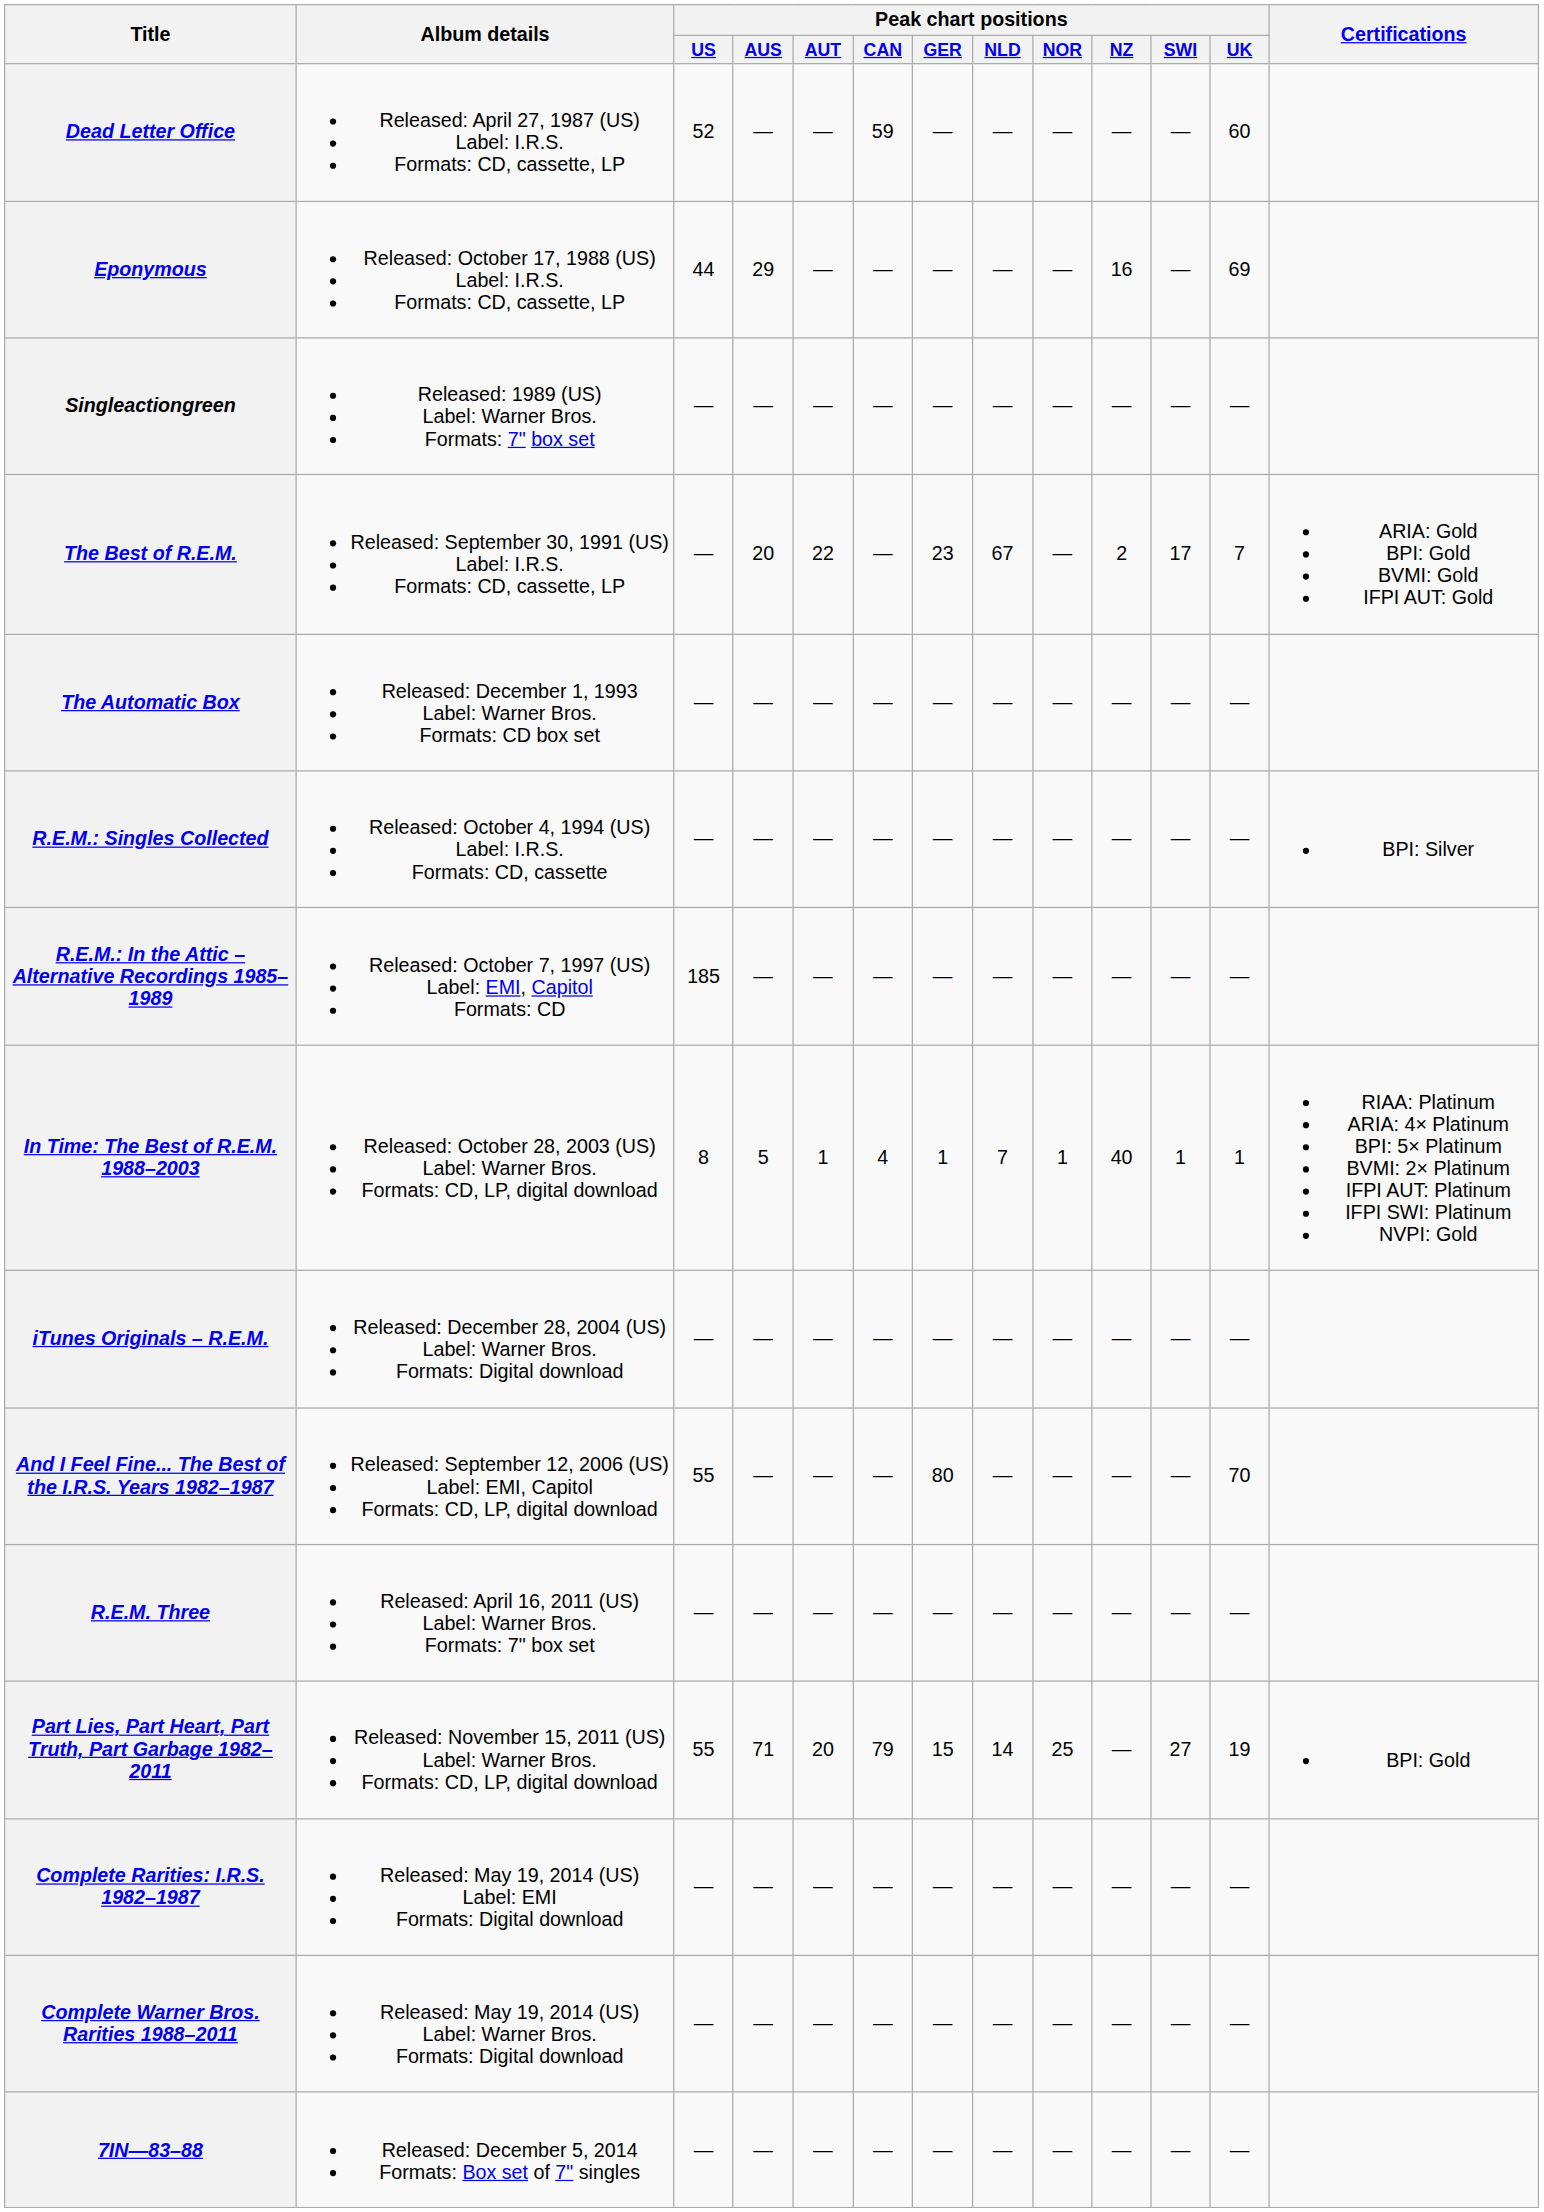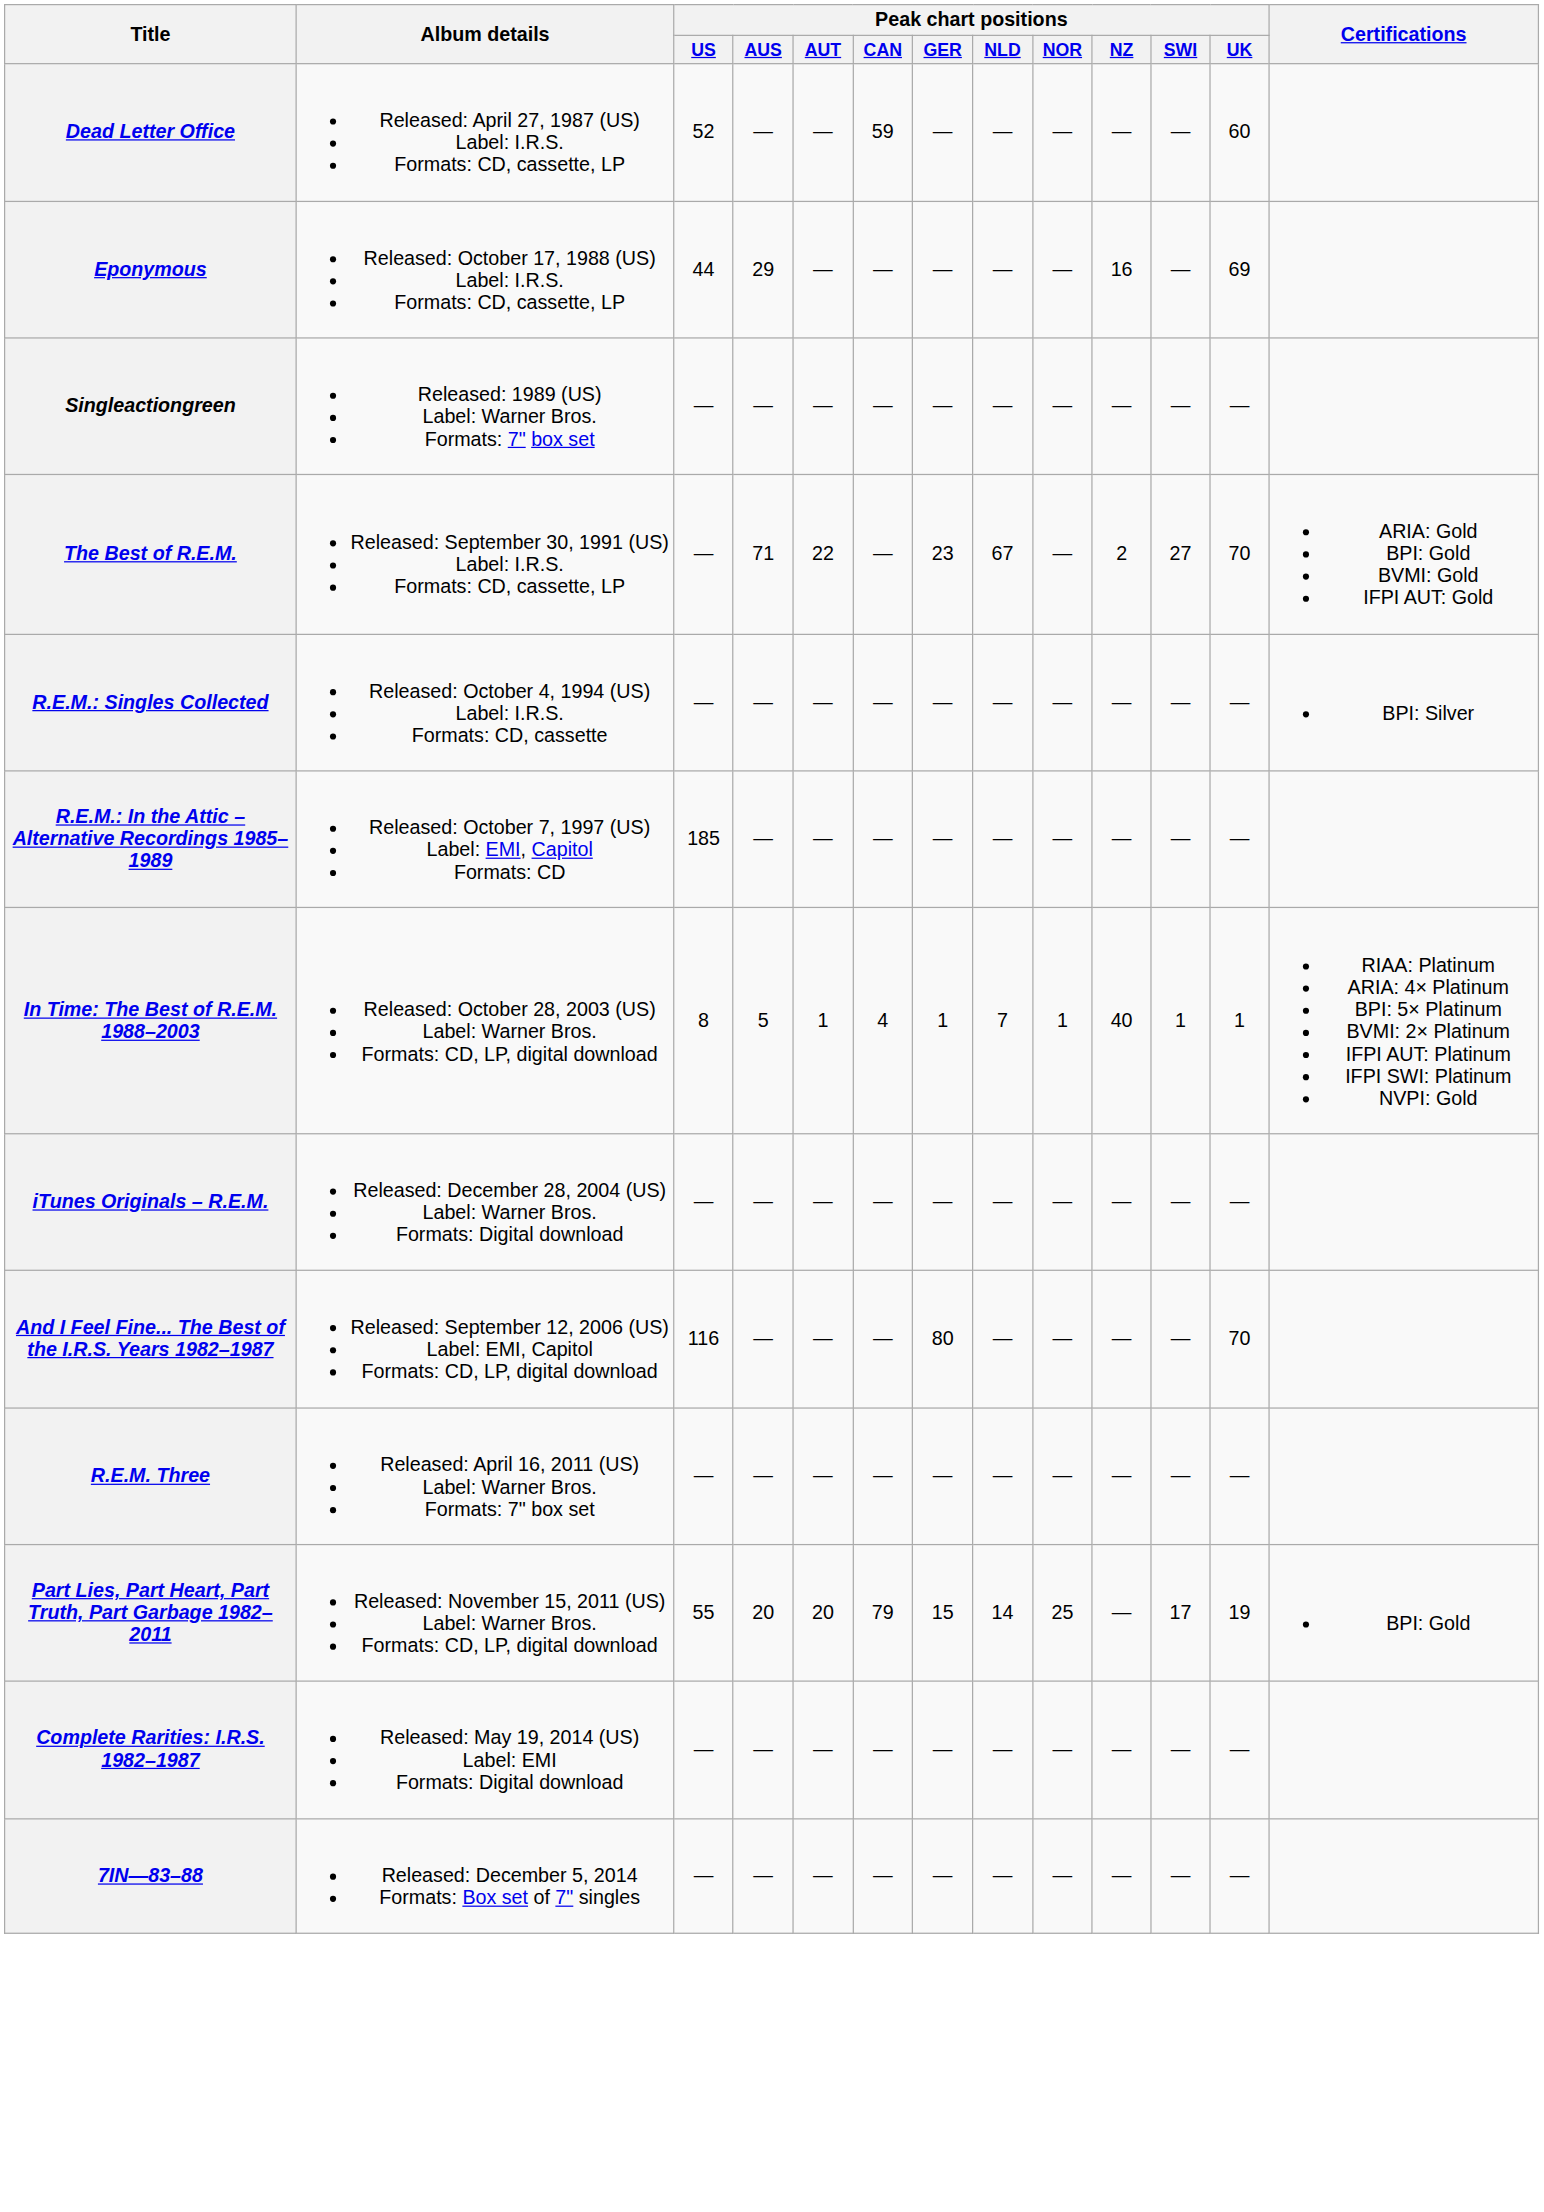(763, 554) 20 -> (763, 554) 71
(1181, 554) 17 -> (1181, 554) 27
(1240, 554) 7 -> (1240, 554) 70
- row: (150, 702)
(704, 1475) 55 -> (704, 1338) 116
(763, 1749) 71 -> (763, 1612) 20
(1181, 1749) 27 -> (1181, 1612) 17
- row: (150, 2023)
